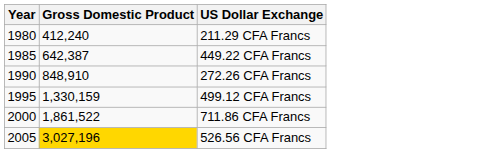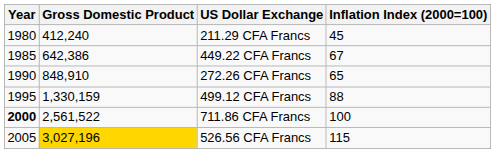+ column: (408, 14)
(66, 55) 642,387 -> (66, 55) 642,386
(22, 117) normal -> (22, 117) bold
(71, 117) 1,861,522 -> (71, 117) 2,561,522
